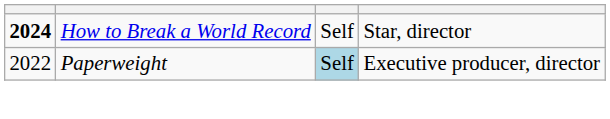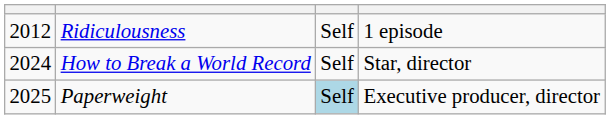+ row: (123, 30)
(30, 30) bold -> (30, 63) normal
(30, 63) 2022 -> (30, 96) 2025
